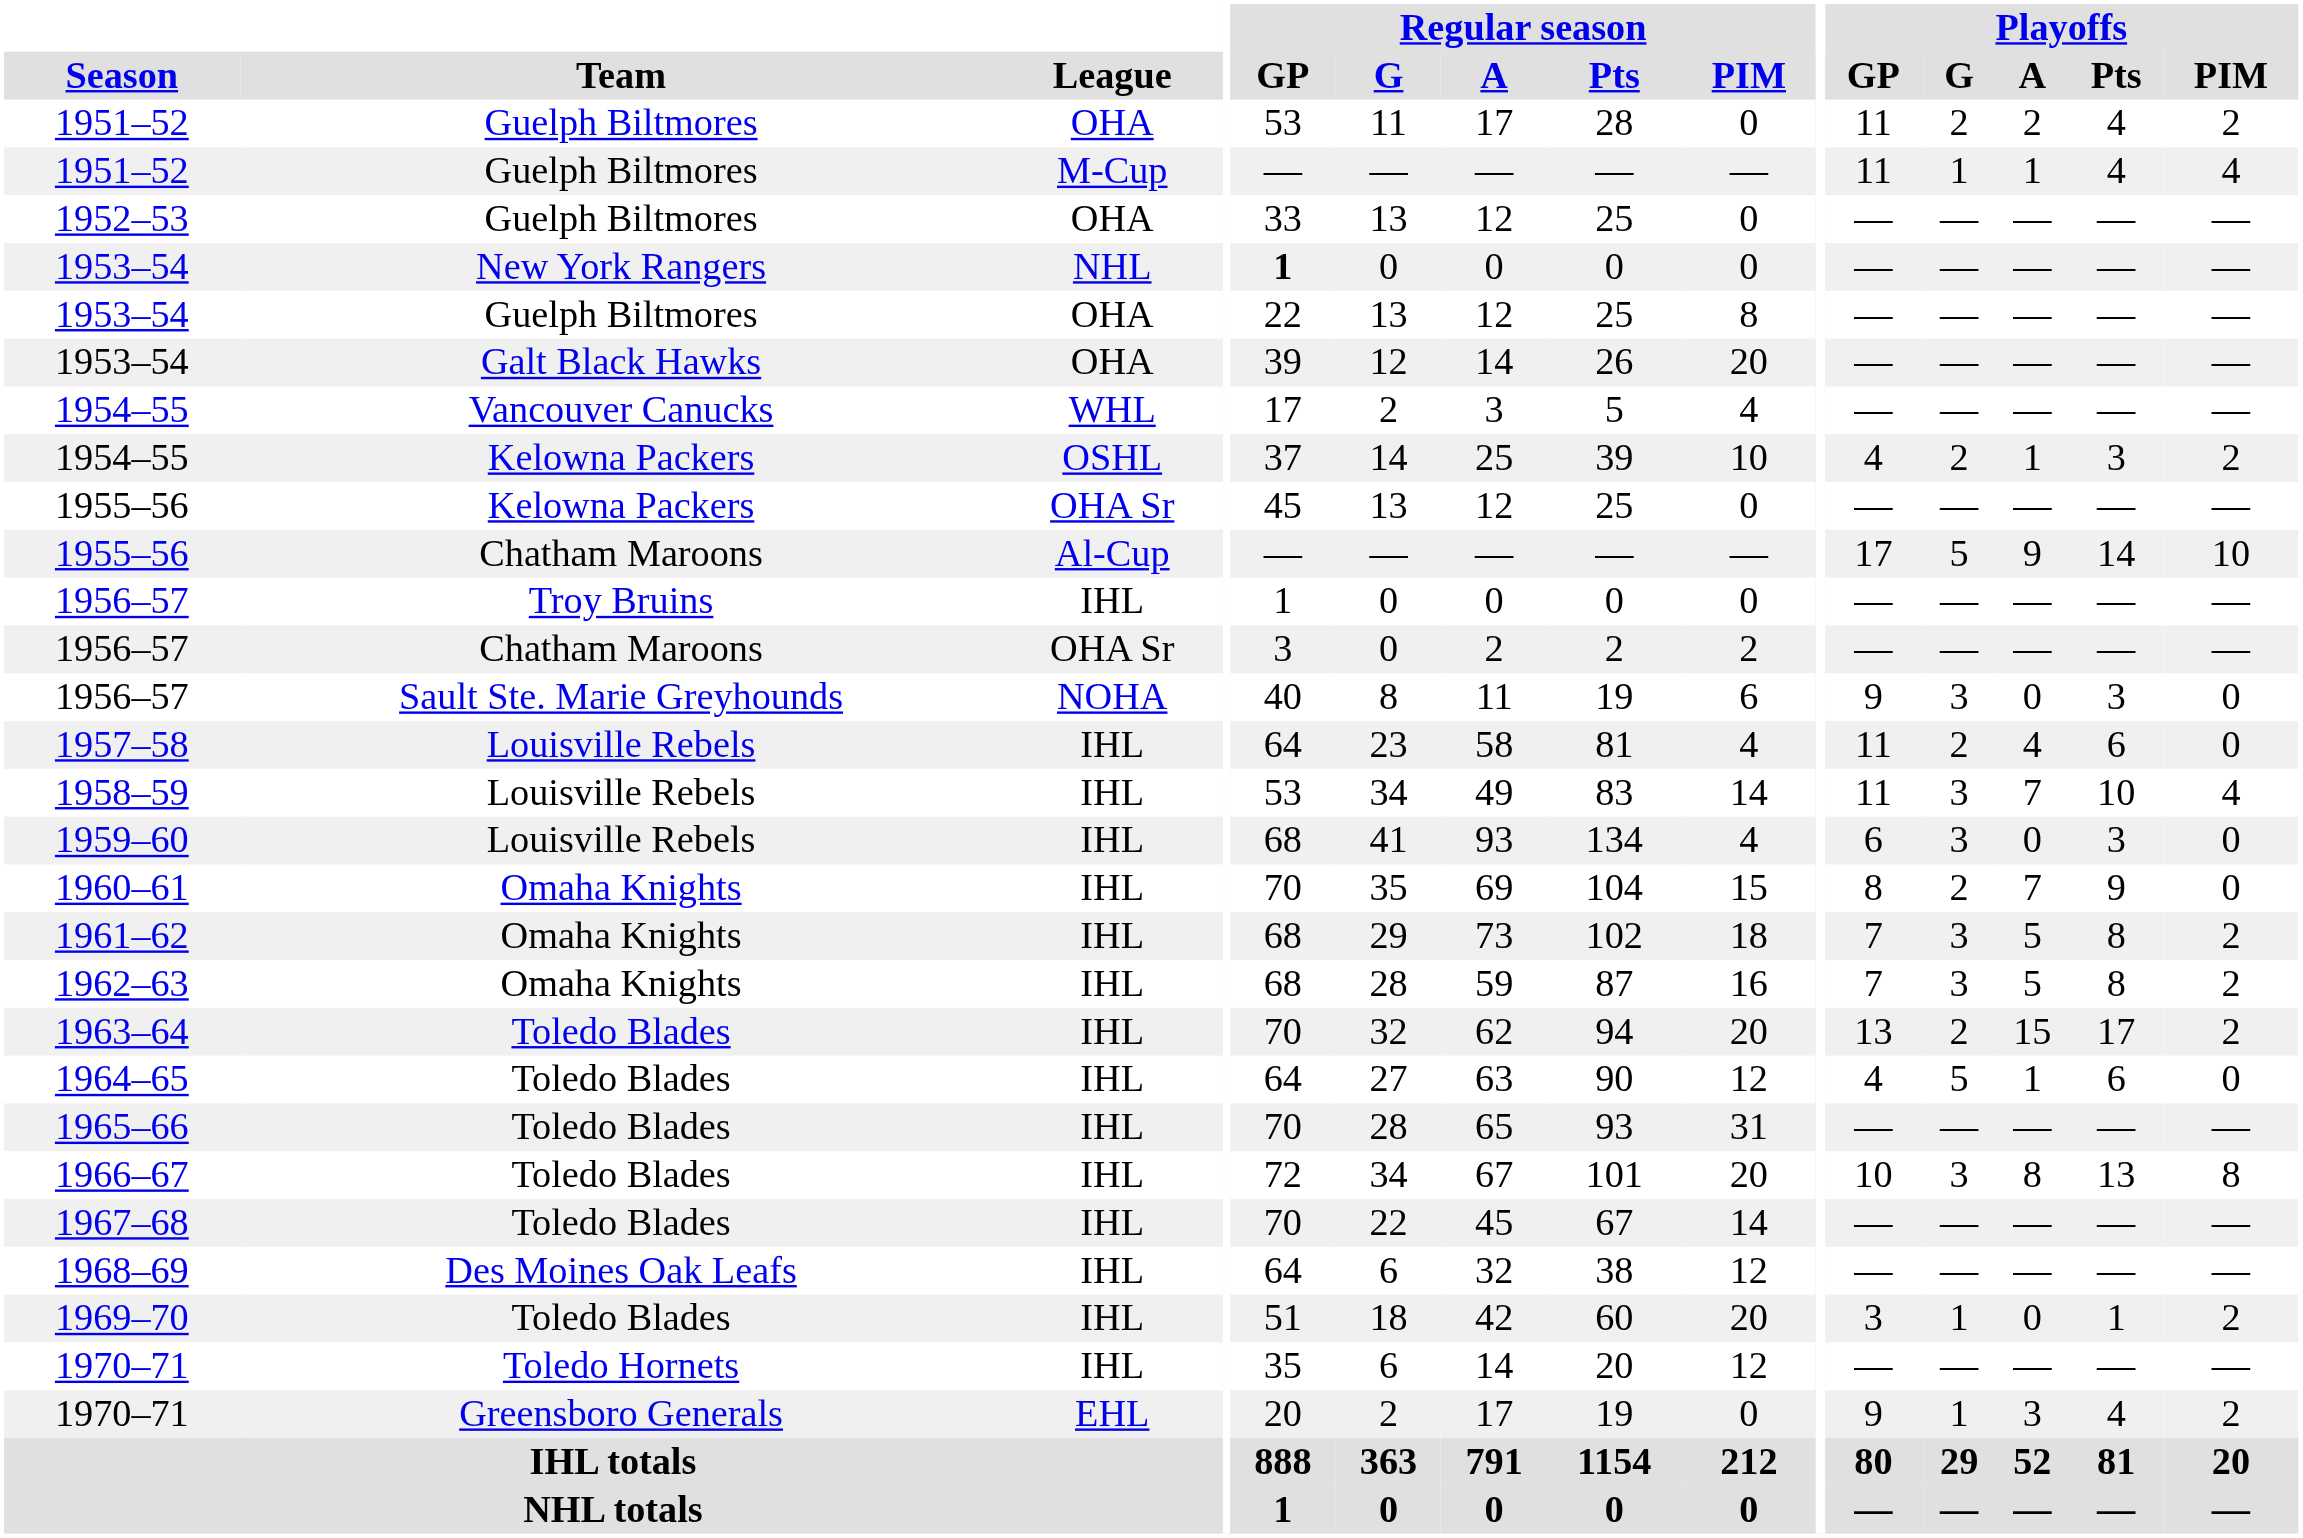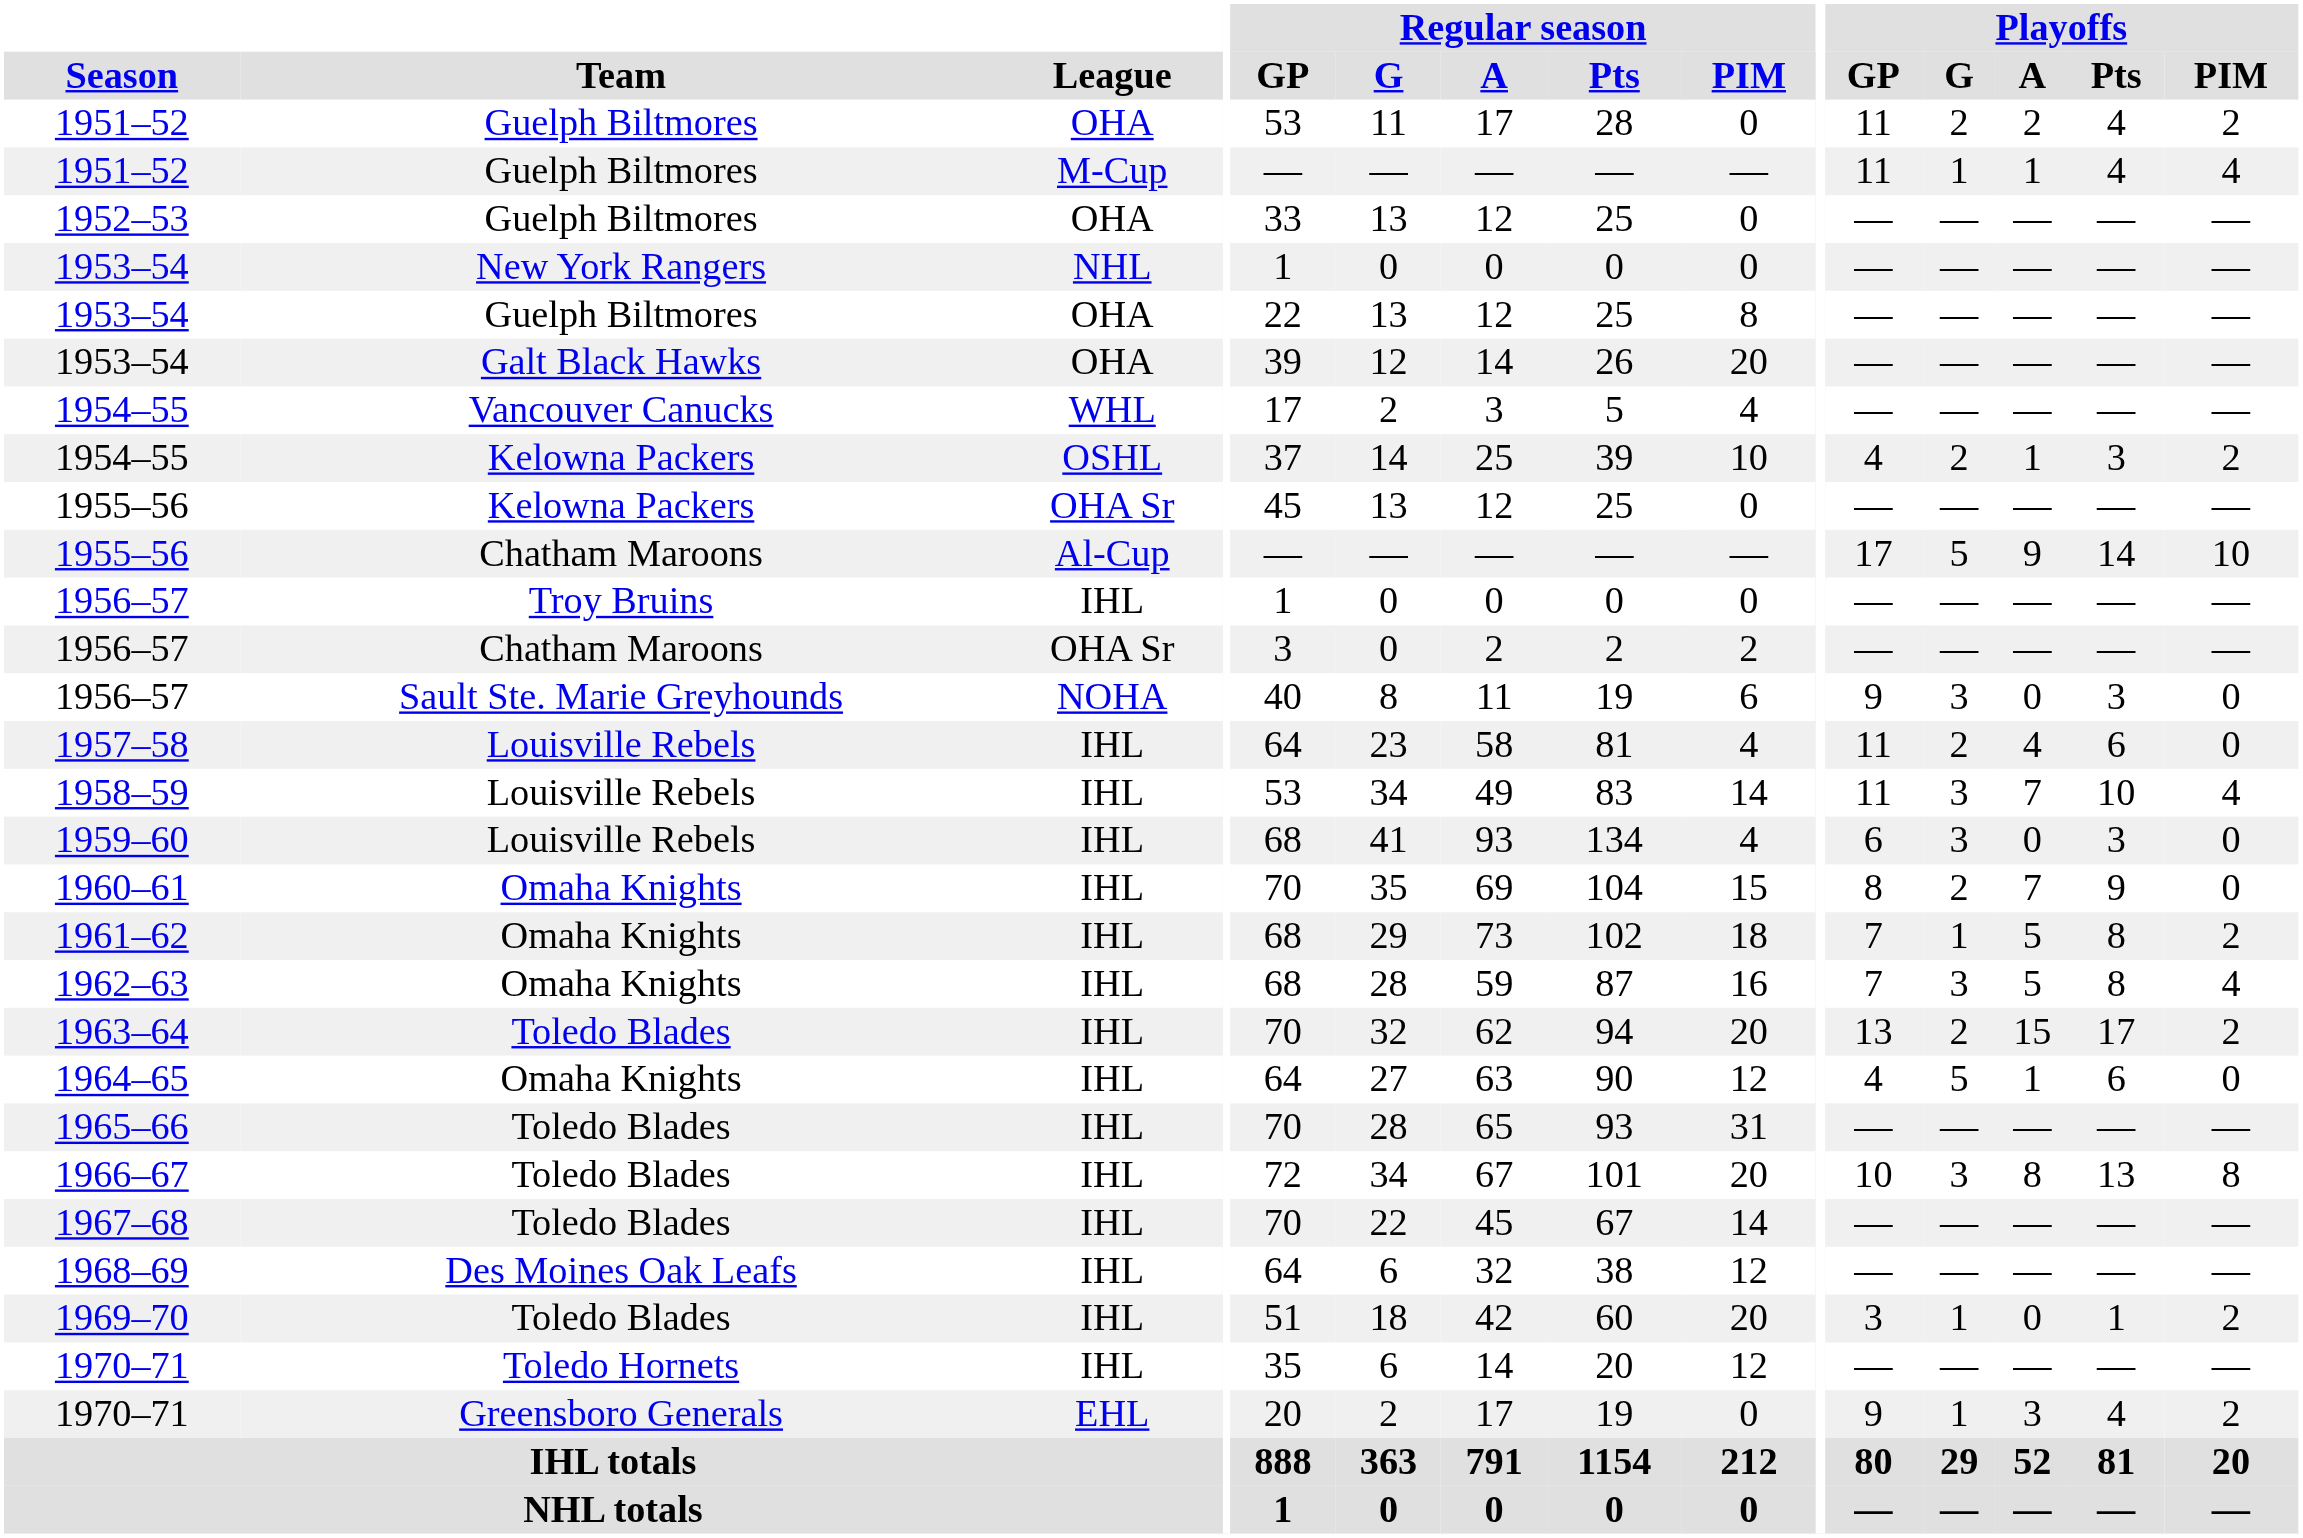(1283, 266) bold -> (1283, 266) normal
(1959, 935) 3 -> (1959, 935) 1
(2231, 983) 2 -> (2231, 983) 4
(621, 1078) Toledo Blades -> (621, 1078) Omaha Knights
